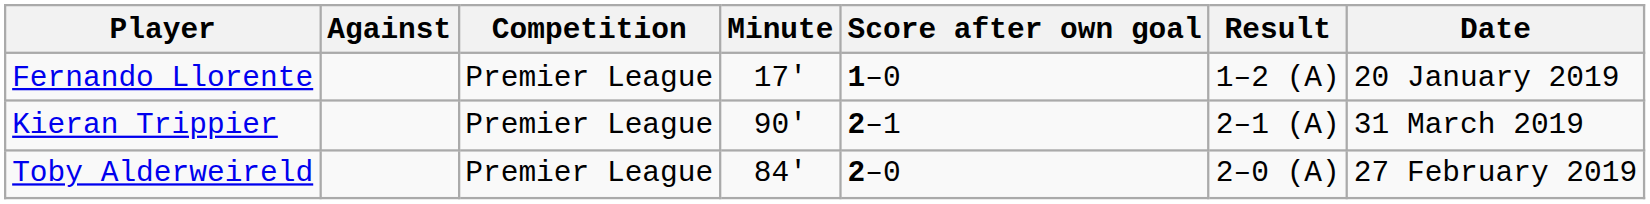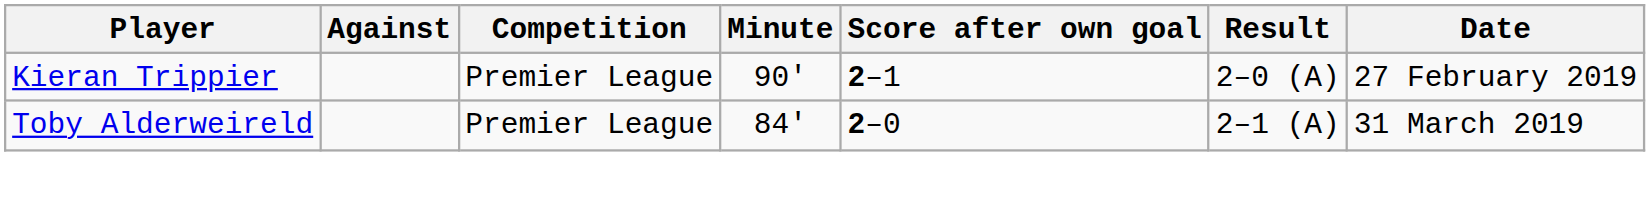- row: (163, 77)
(1278, 125) 2–1 (A) -> (1278, 77) 2–0 (A)
(1469, 125) 31 March 2019 -> (1495, 77) 27 February 2019
(1278, 173) 2–0 (A) -> (1278, 125) 2–1 (A)
(1495, 173) 27 February 2019 -> (1469, 125) 31 March 2019
